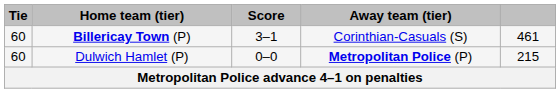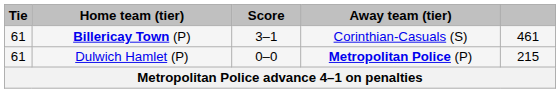(18, 36) 60 -> (18, 36) 61
(18, 57) 60 -> (18, 57) 61
